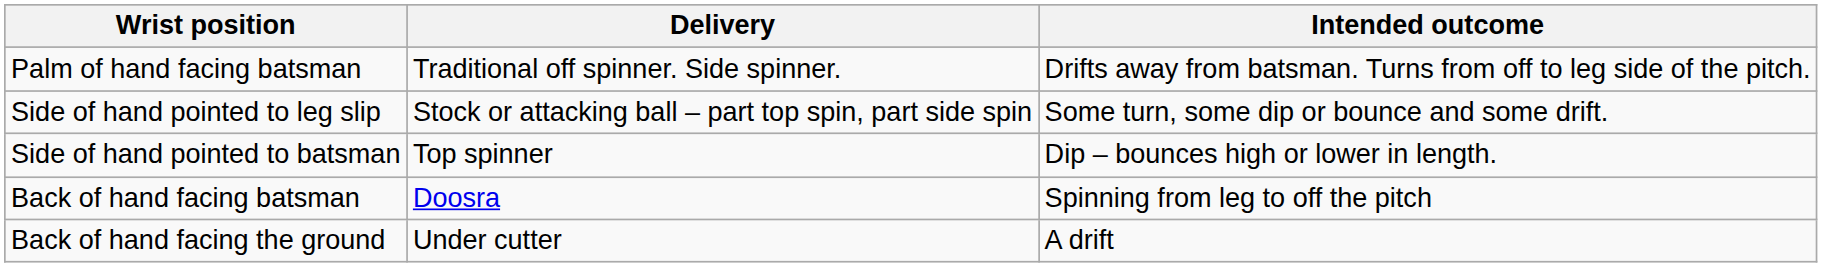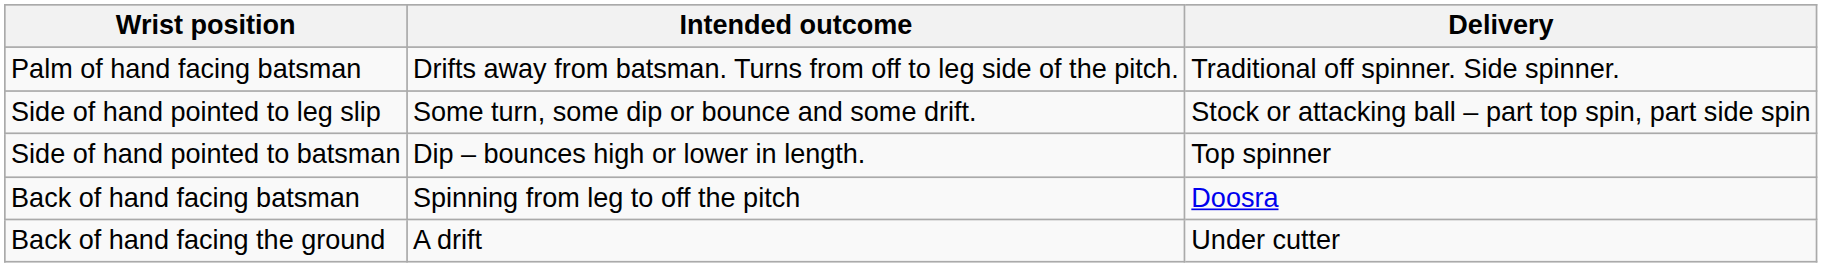columns swapped: (723, 25) <-> (1428, 25)
